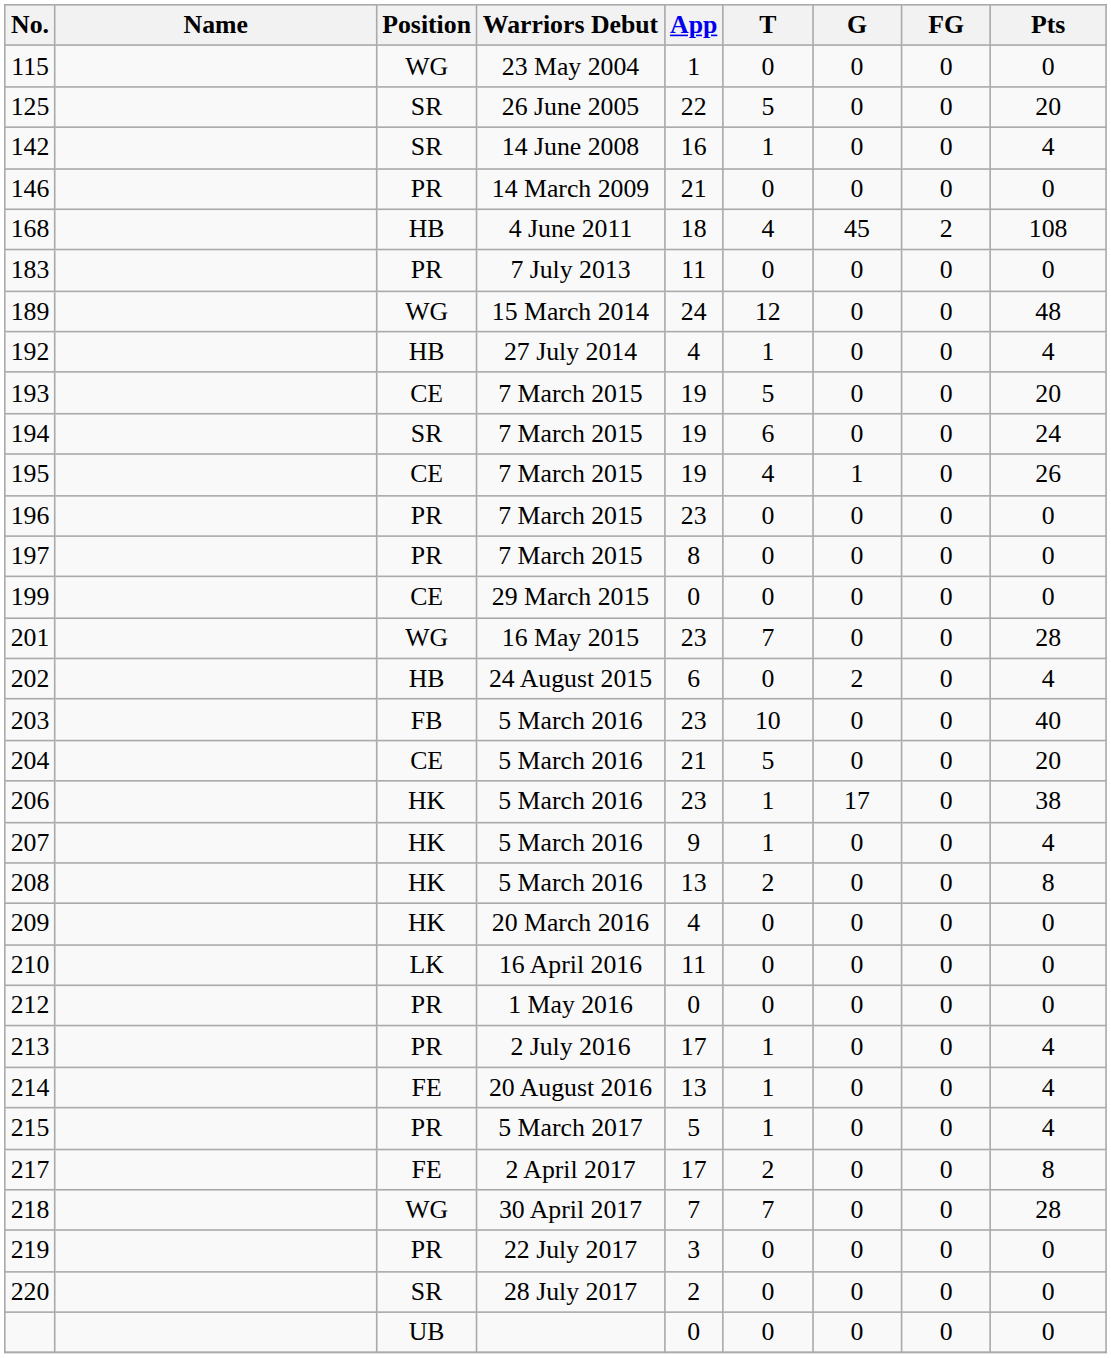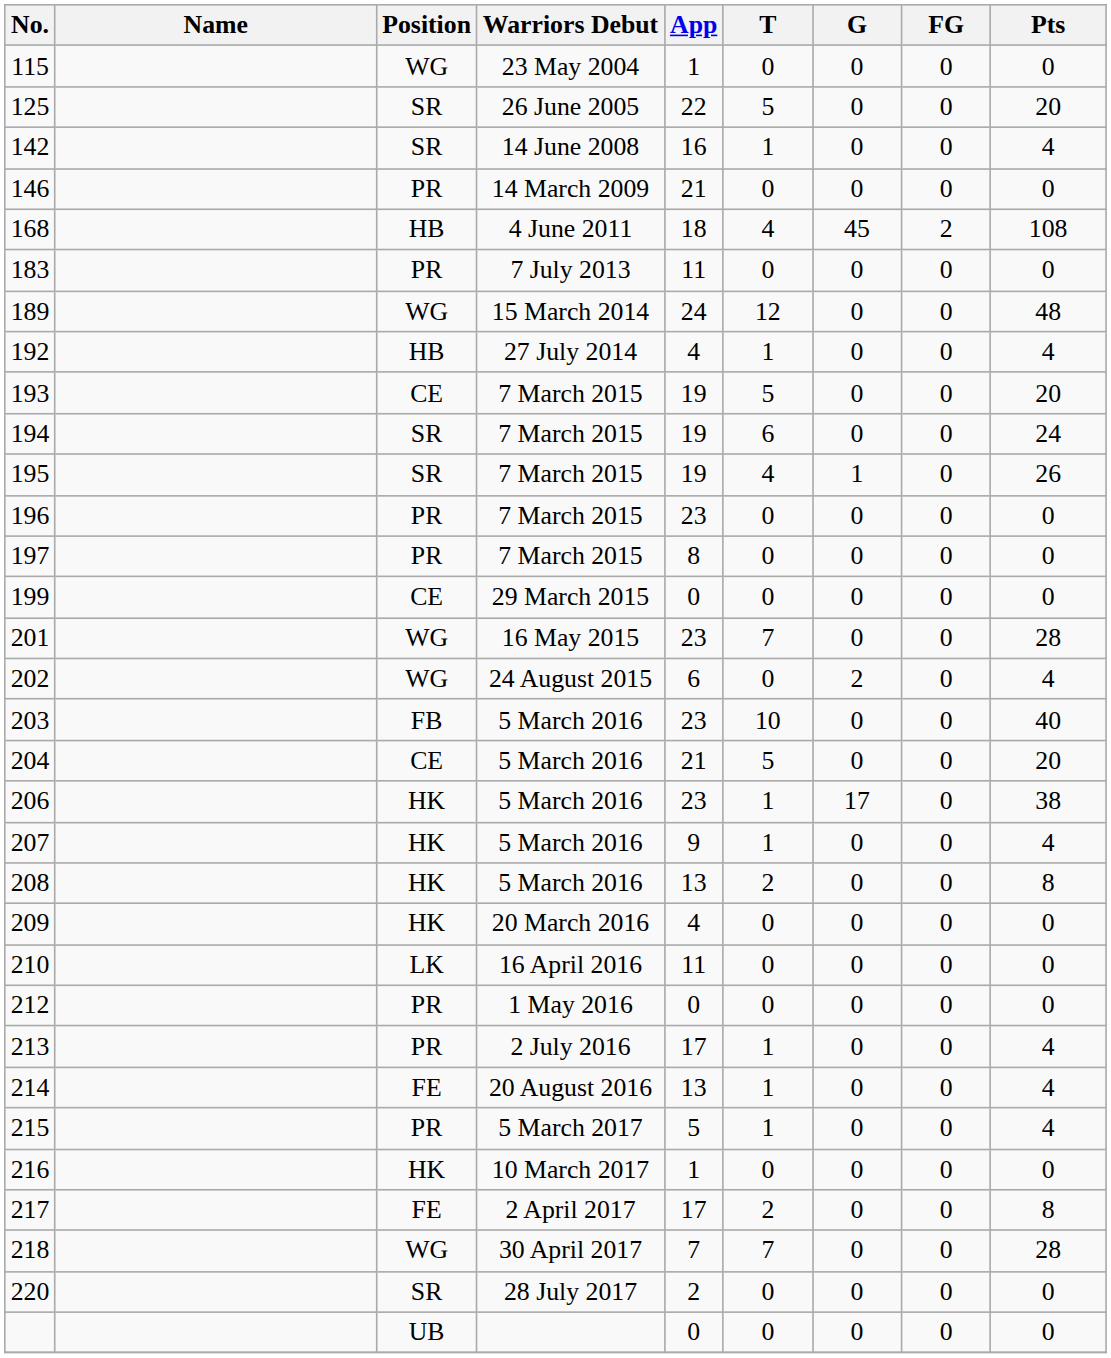(427, 474) CE -> (427, 474) SR
(427, 678) HB -> (427, 678) WG
+ row: (30, 1168)
- row: (30, 1250)
